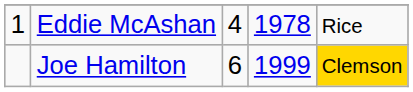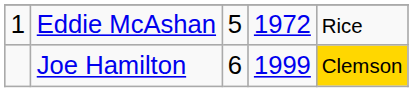(235, 24) 4 -> (235, 24) 5
(282, 24) 1978 -> (282, 24) 1972
